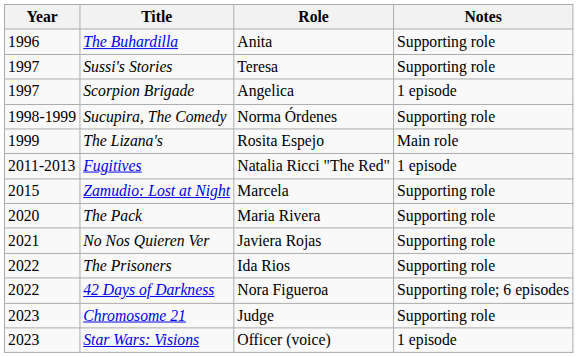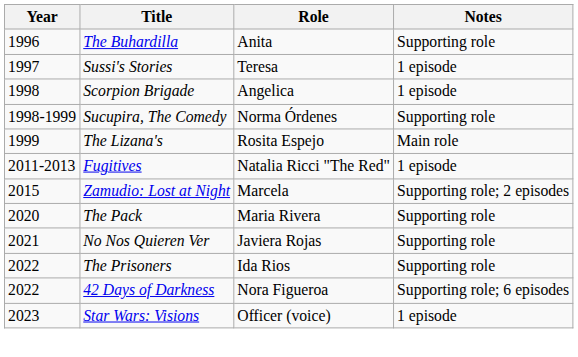(446, 66) Supporting role -> (427, 66) 1 episode
(24, 91) 1997 -> (24, 91) 1998
(446, 191) Supporting role -> (483, 191) Supporting role; 2 episodes
- row: (135, 315)
